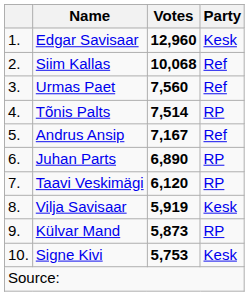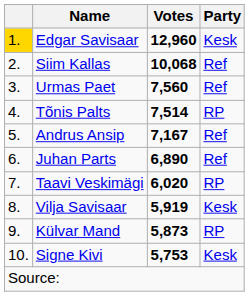(14, 40) no background -> (14, 40) gold background
(214, 159) RP -> (215, 159) Ref
(169, 183) 6,120 -> (169, 183) 6,020
